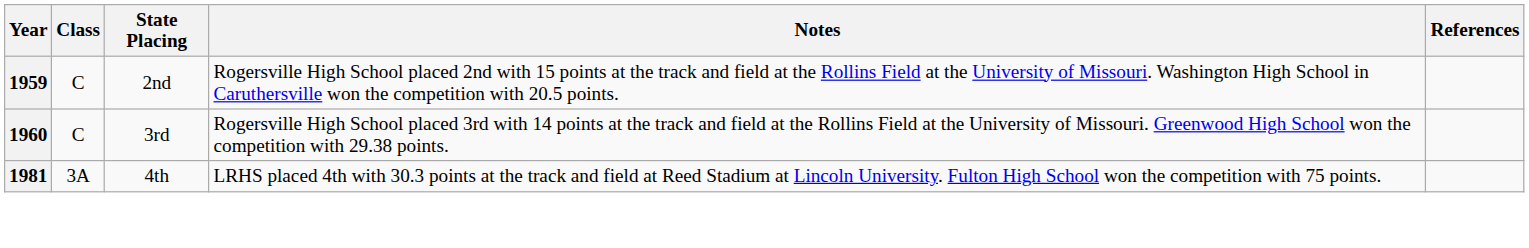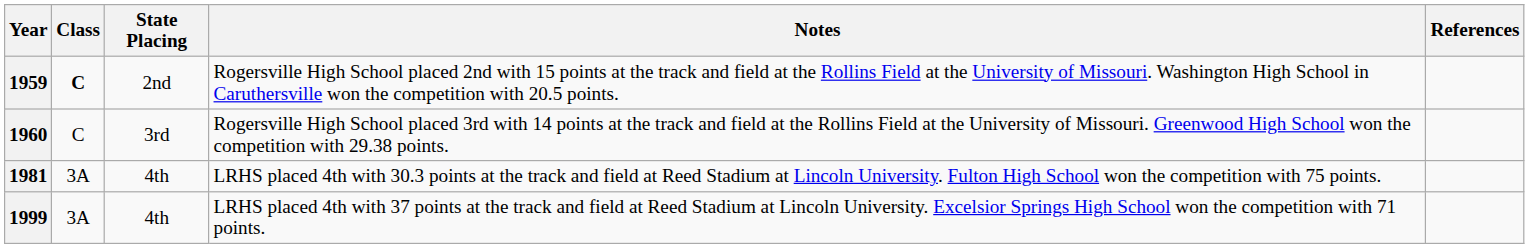(78, 82) normal -> (78, 82) bold
+ row: (28, 217)
